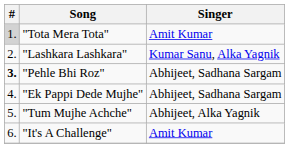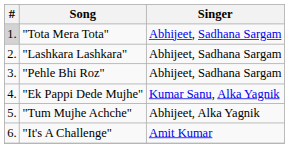(181, 34) Amit Kumar -> (215, 34) Abhijeet, Sadhana Sargam
(214, 53) Kumar Sanu, Alka Yagnik -> (215, 53) Abhijeet, Sadhana Sargam
(12, 73) bold -> (12, 73) normal
(215, 93) Abhijeet, Sadhana Sargam -> (214, 93) Kumar Sanu, Alka Yagnik
